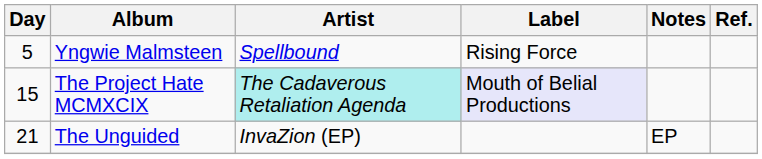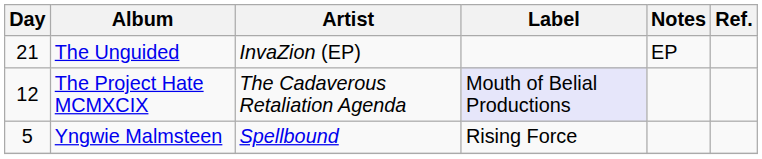rows swapped: (139, 51) <-> (117, 136)
(27, 94) 15 -> (27, 94) 12
(323, 94) paleturquoise background -> (323, 94) no background
